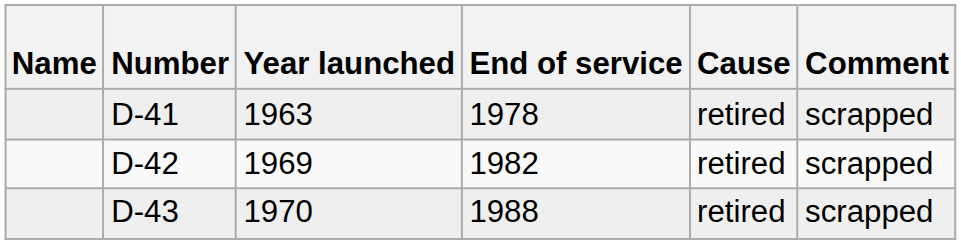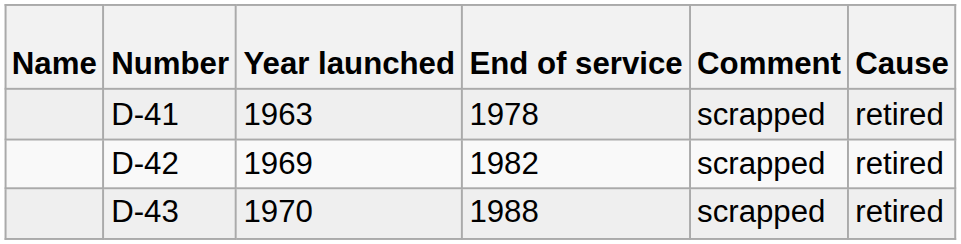columns swapped: (744, 64) <-> (877, 64)
